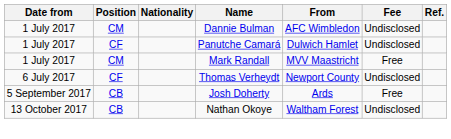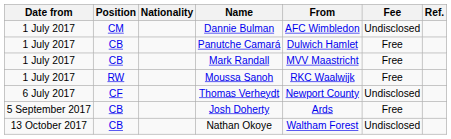(116, 45) CF -> (116, 45) CB
(392, 45) Undisclosed -> (392, 45) Free
(116, 61) CM -> (116, 61) CB
+ row: (239, 77)
